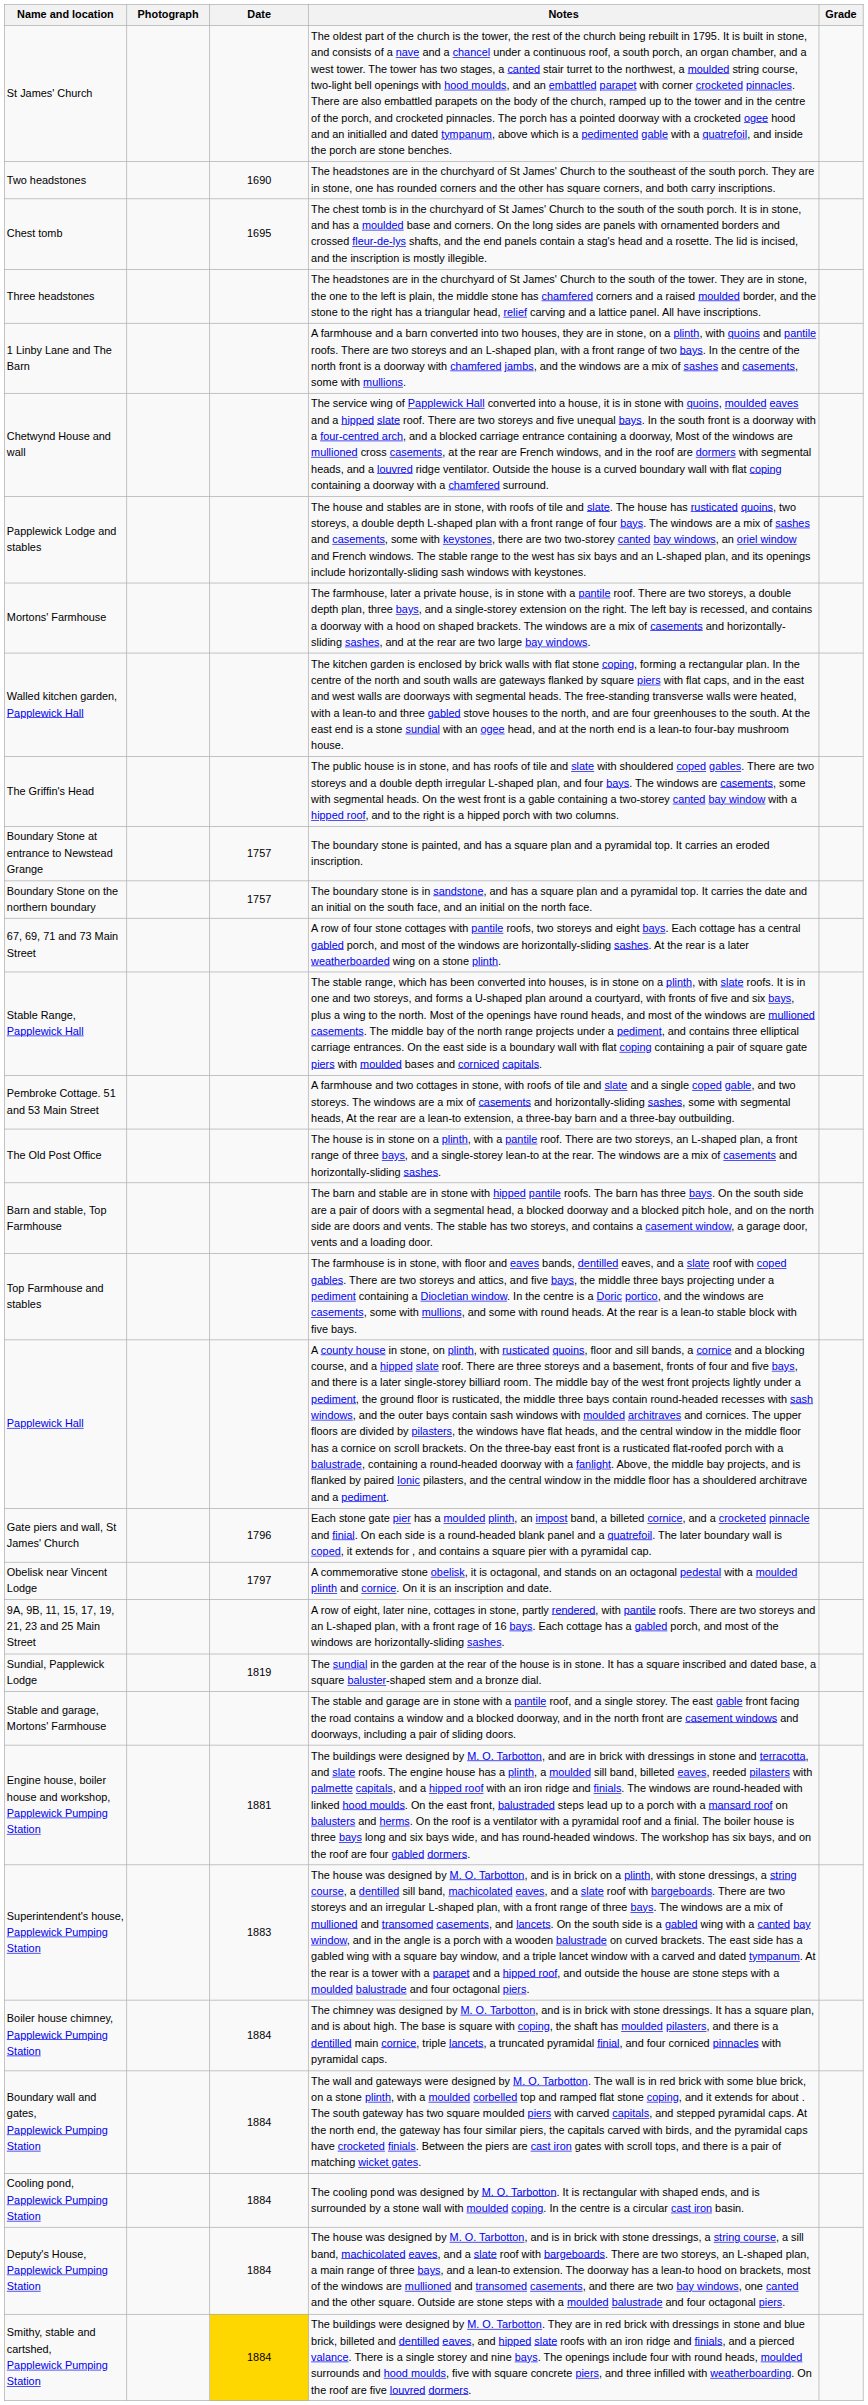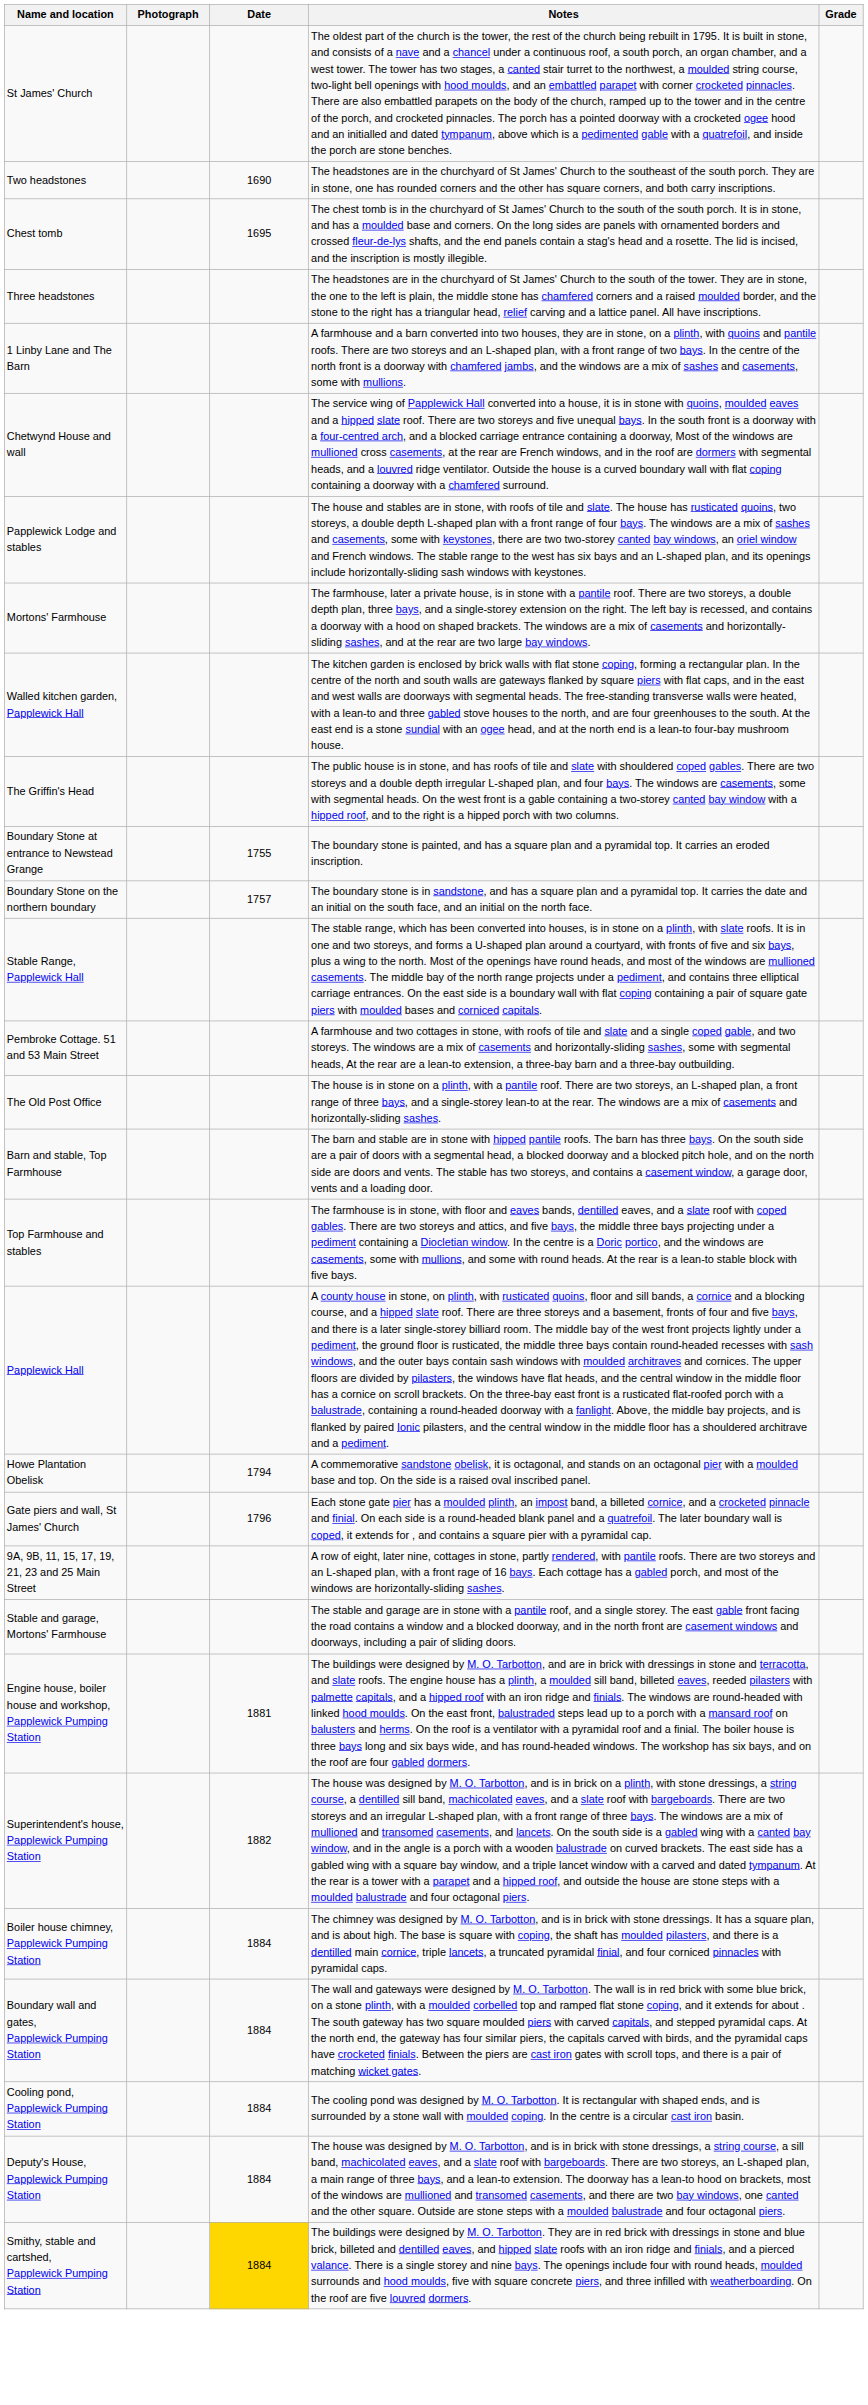(259, 853) 1757 -> (259, 853) 1755
- row: (63, 945)
+ row: (46, 1473)
- row: (57, 1581)
- row: (56, 1672)
(259, 1932) 1883 -> (259, 1840) 1882
